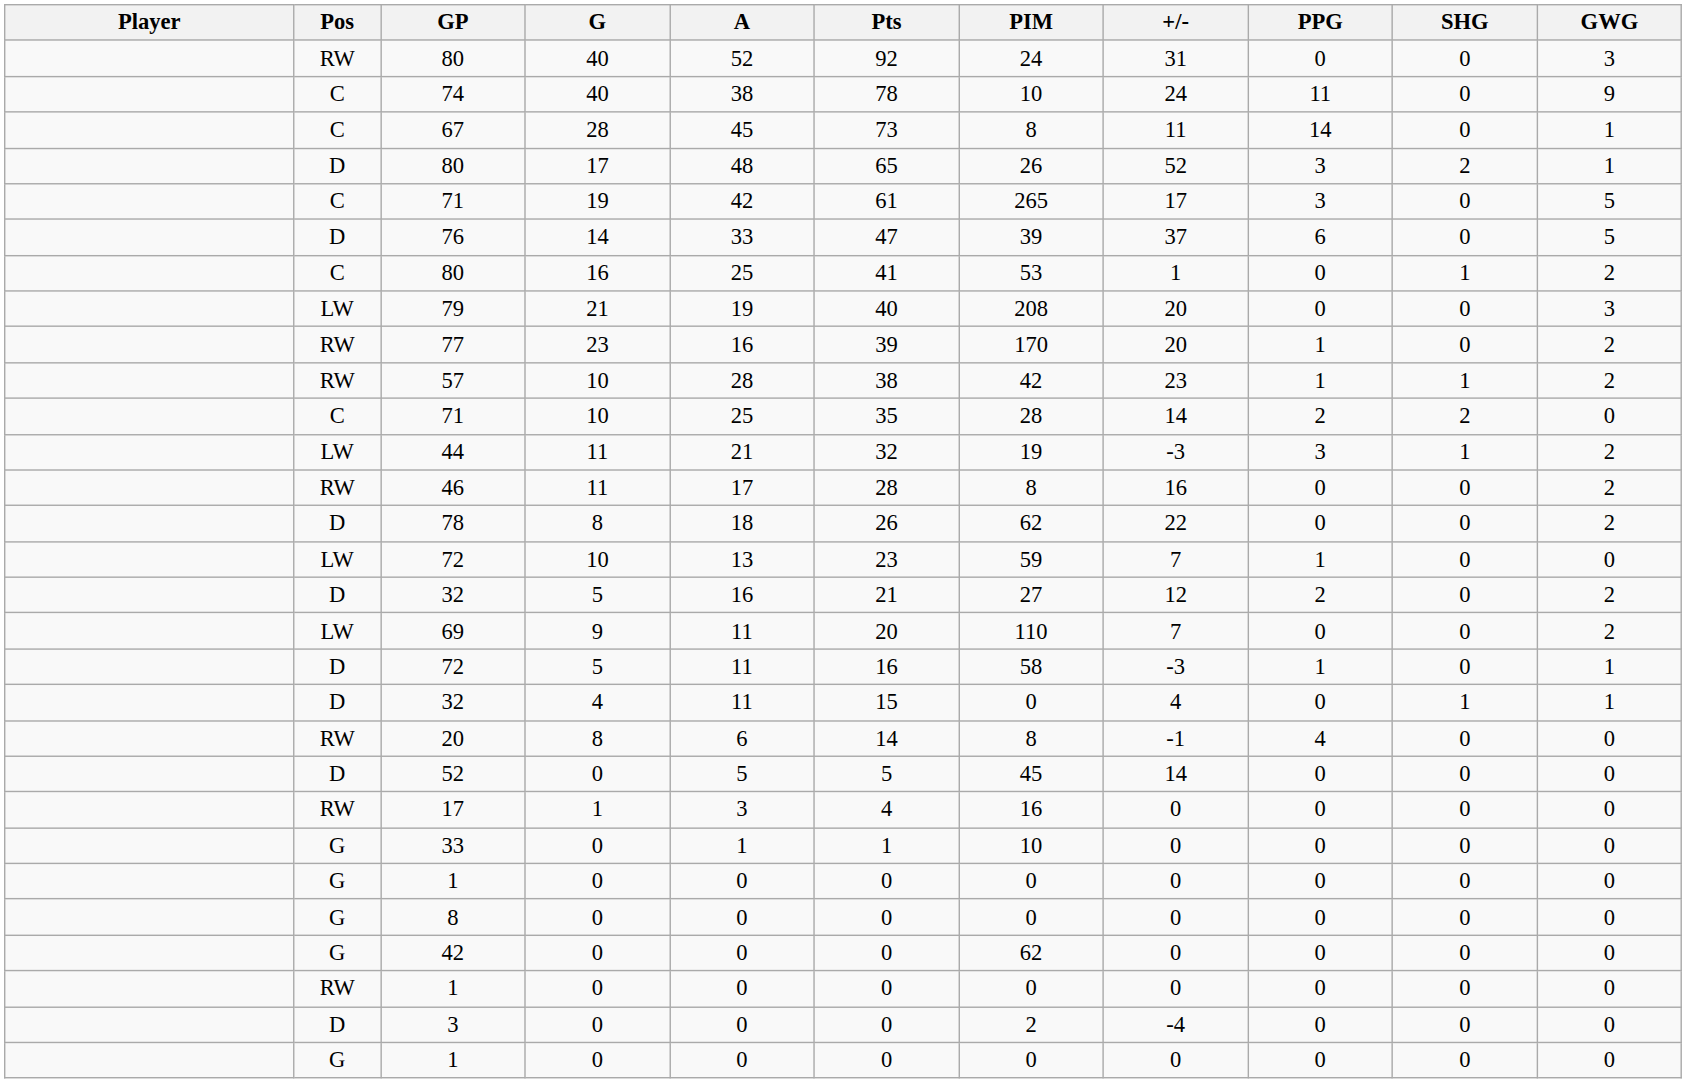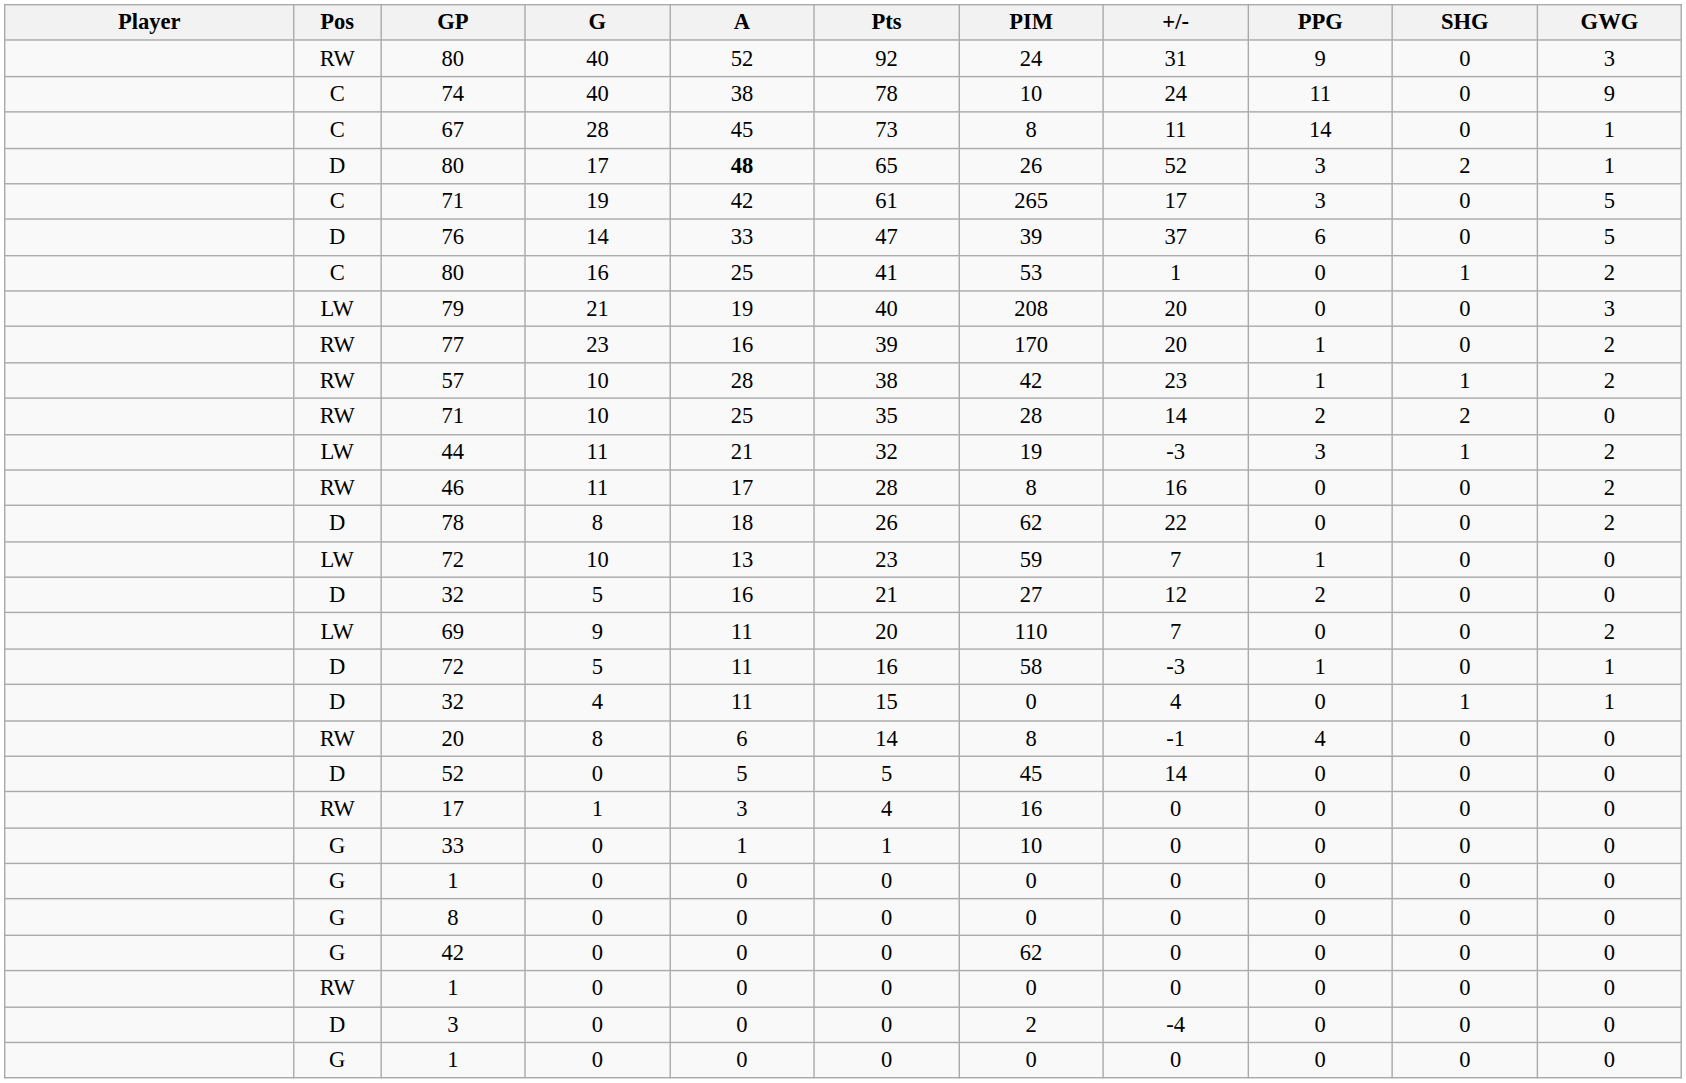(1320, 58) 0 -> (1320, 58) 9
(742, 165) normal -> (742, 165) bold
(337, 415) C -> (337, 415) RW
(1609, 594) 2 -> (1609, 594) 0
